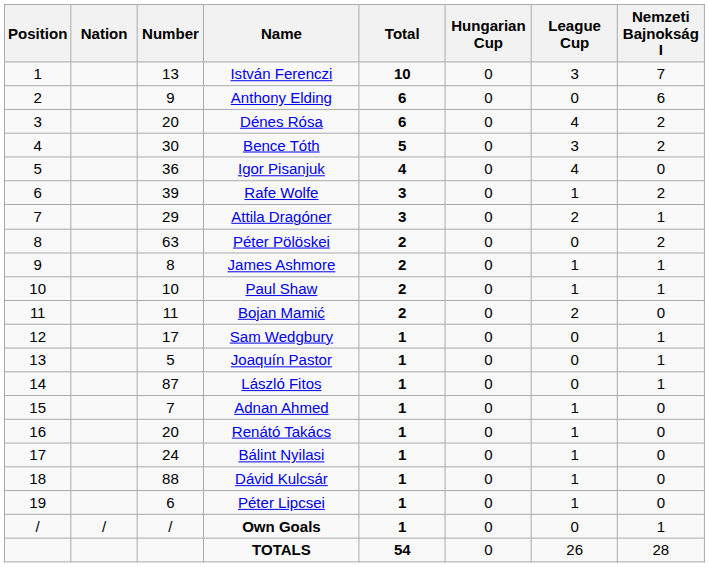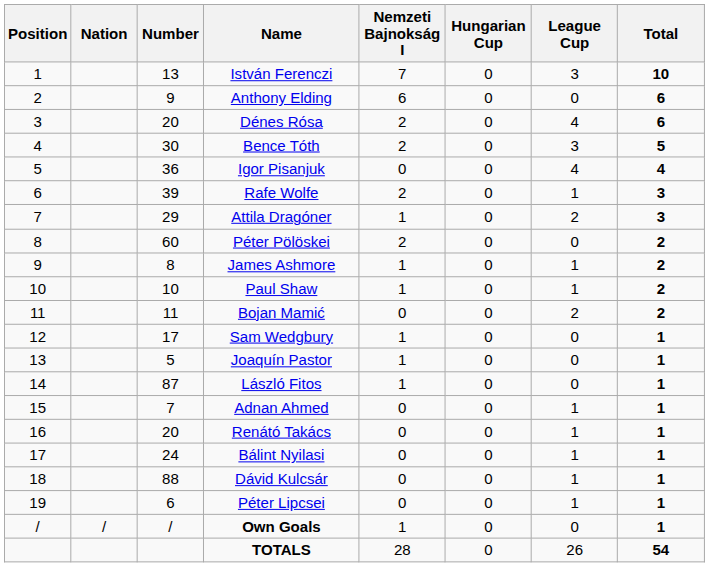columns swapped: (661, 33) <-> (402, 33)
(170, 241) 63 -> (170, 241) 60
